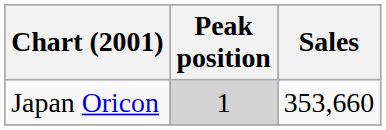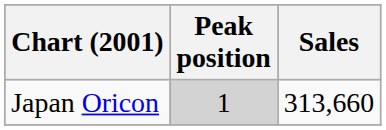(329, 102) 353,660 -> (329, 102) 313,660
